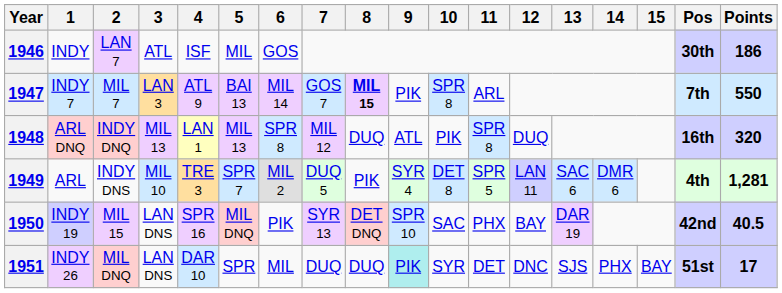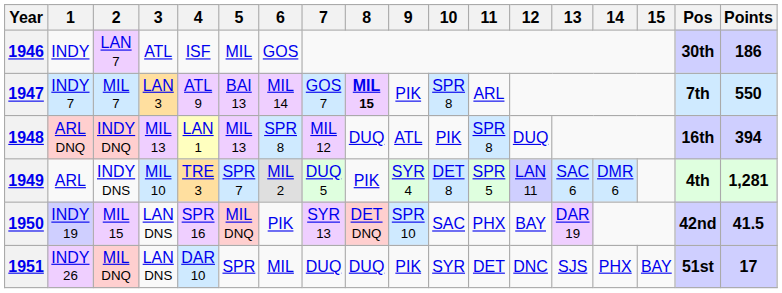(748, 138) 320 -> (748, 138) 394
(748, 224) 40.5 -> (748, 224) 41.5
(408, 267) paleturquoise background -> (408, 267) no background
